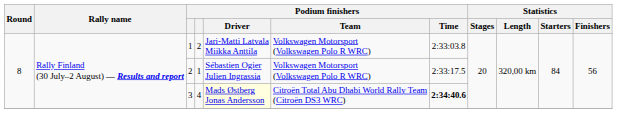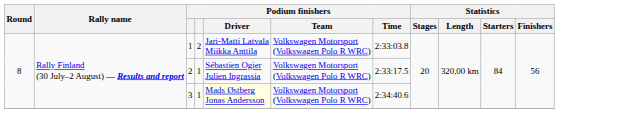(199, 95) 4 -> (199, 95) 1
(350, 95) Citroën Total Abu Dhabi World Rally Team (Citroën DS3 WRC) -> (322, 95) Volkswagen Motorsport (Volkswagen Polo R WRC)
(449, 95) bold -> (392, 95) normal
